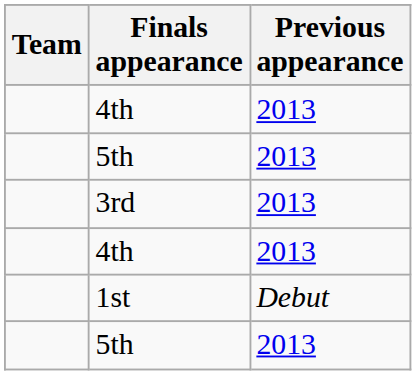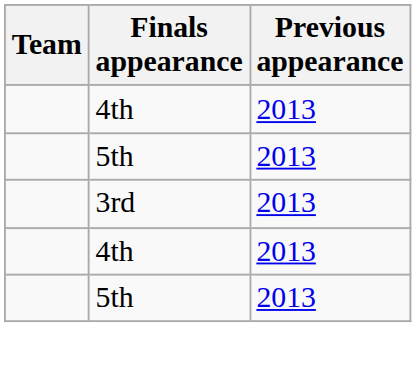- row: (113, 297)
